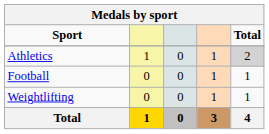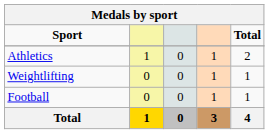(247, 55) lightgrey background -> (247, 55) no background
rows swapped: (28, 76) <-> (41, 96)
